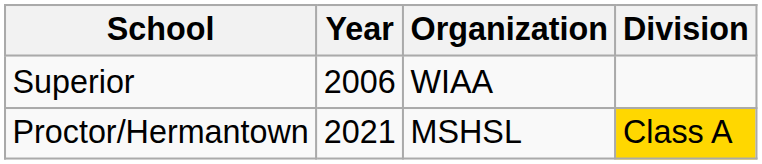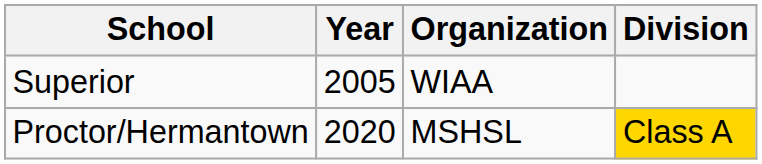(360, 81) 2006 -> (360, 81) 2005
(360, 132) 2021 -> (360, 132) 2020
